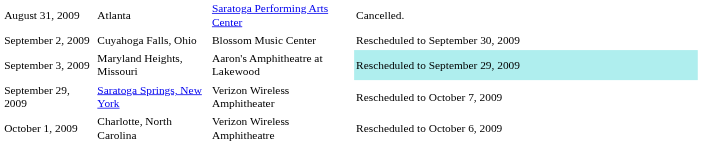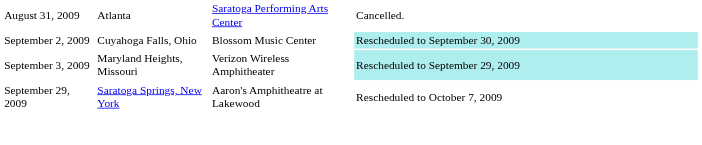(438, 40) no background -> (438, 40) paleturquoise background
(267, 65) Aaron's Amphitheatre at Lakewood -> (251, 65) Verizon Wireless Amphitheater
(251, 96) Verizon Wireless Amphitheater -> (267, 96) Aaron's Amphitheatre at Lakewood
- row: (41, 128)
